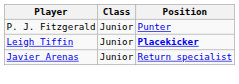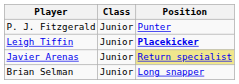(185, 57) no background -> (185, 57) khaki background
+ row: (40, 72)
